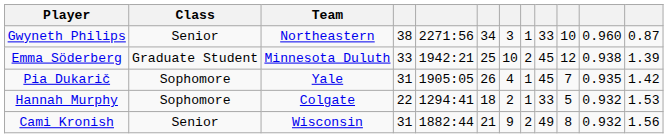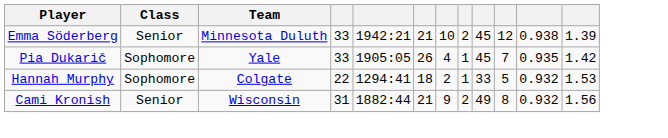- row: (67, 37)
(195, 58) Graduate Student -> (160, 37) Senior
(488, 58) 25 -> (425, 37) 21
(405, 79) 31 -> (342, 58) 33
